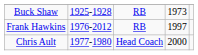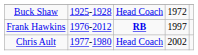(139, 12) RB -> (139, 12) Head Coach
(177, 12) 1973 -> (177, 12) 1972
(139, 27) normal -> (139, 27) bold
(177, 42) 2000 -> (177, 42) 2002
